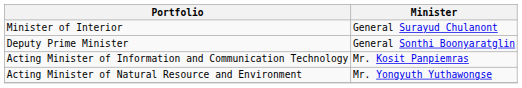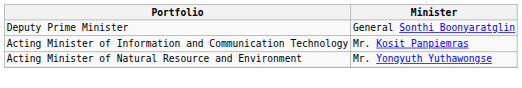- row: (65, 28)
